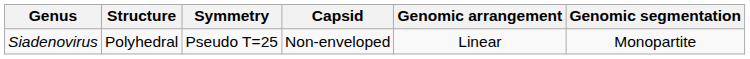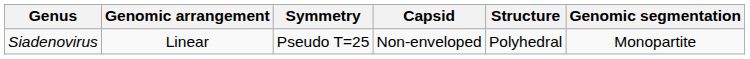columns swapped: (142, 16) <-> (480, 16)
